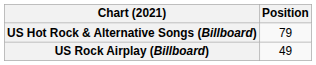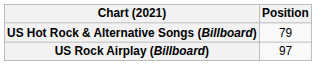(285, 51) 49 -> (285, 51) 97
